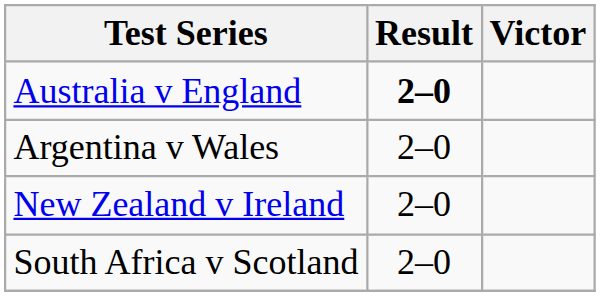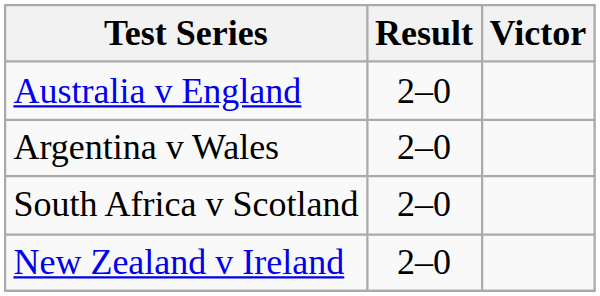(424, 90) bold -> (424, 90) normal
rows swapped: (179, 204) <-> (186, 261)
